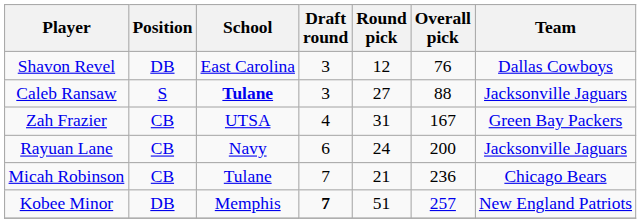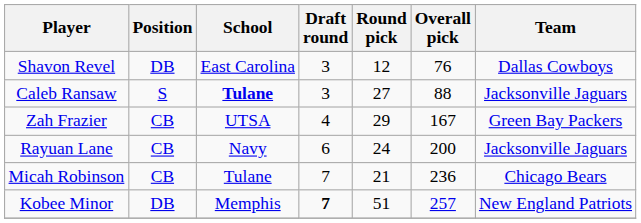(381, 120) 31 -> (381, 120) 29
